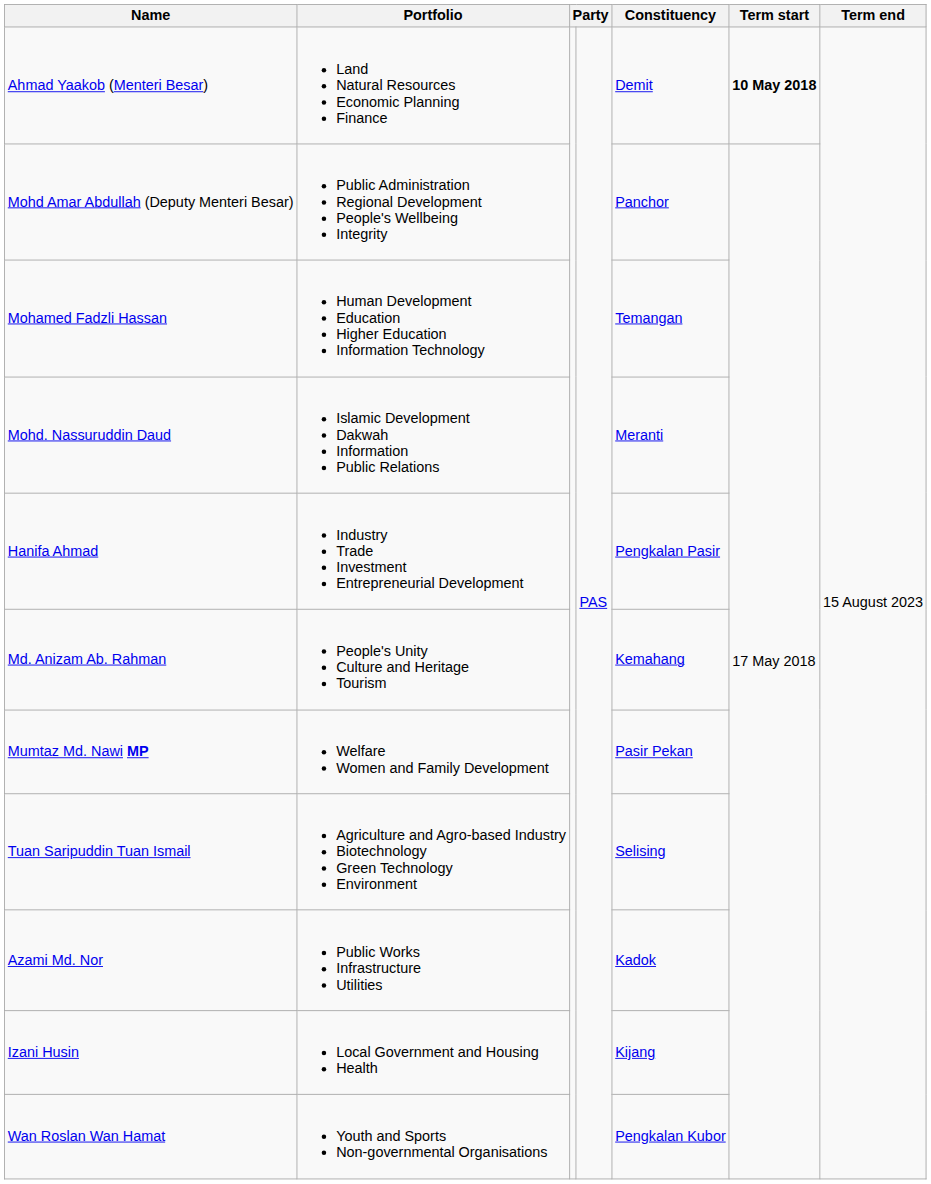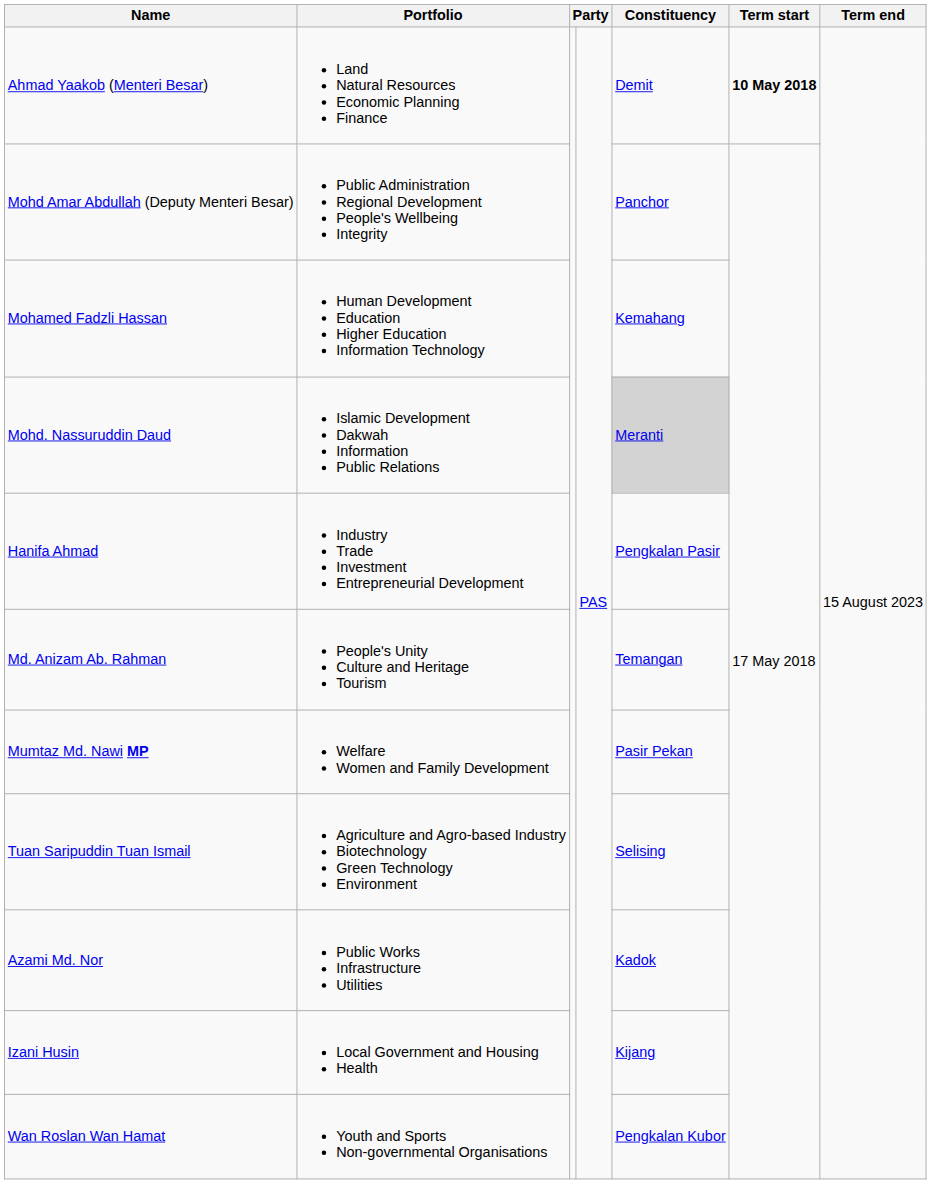(649, 318) Temangan -> (650, 318) Kemahang
(639, 434) no background -> (639, 434) lightgrey background
(650, 659) Kemahang -> (649, 659) Temangan
